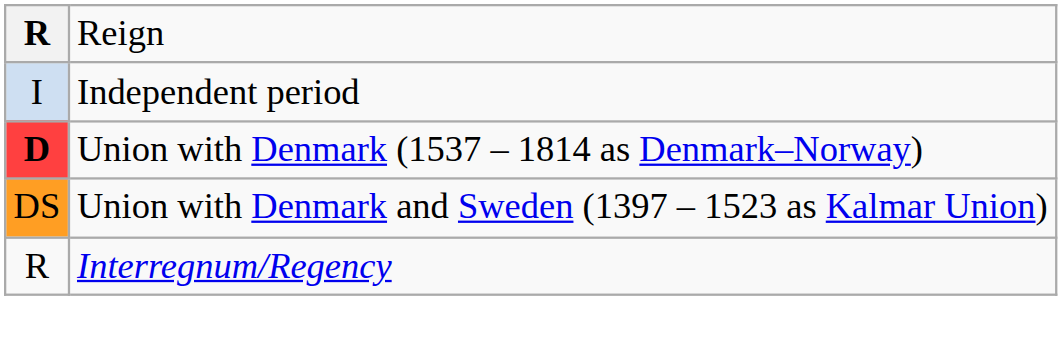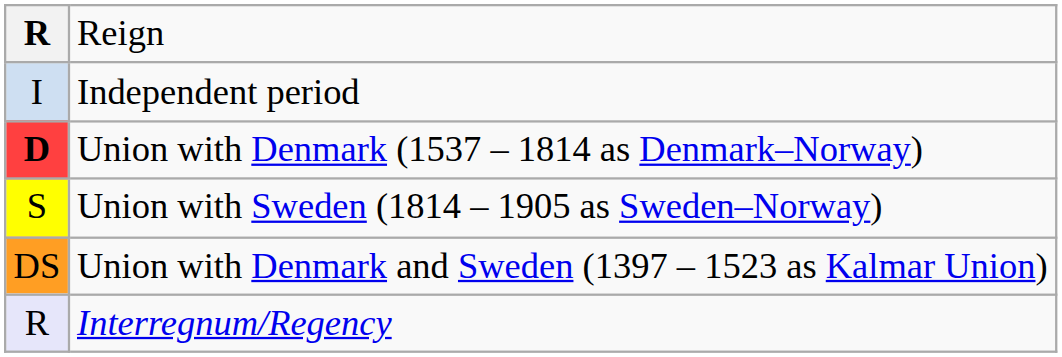+ row: (480, 206)
(37, 264) no background -> (37, 322) lavender background
